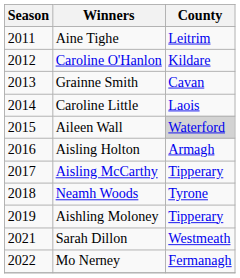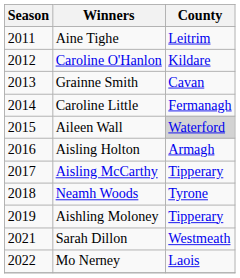(184, 104) Laois -> (200, 104) Fermanagh
(200, 261) Fermanagh -> (184, 261) Laois
